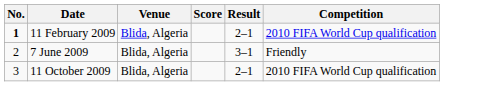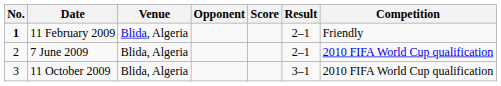+ column: (219, 14)
(351, 33) 2010 FIFA World Cup qualification -> (343, 33) Friendly
(244, 52) 3–1 -> (301, 52) 2–1
(286, 52) Friendly -> (408, 52) 2010 FIFA World Cup qualification
(244, 71) 2–1 -> (301, 71) 3–1
